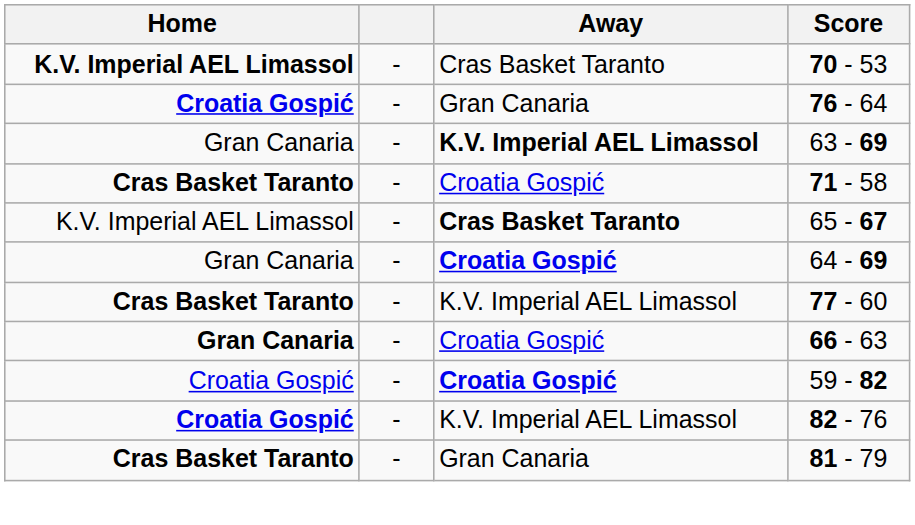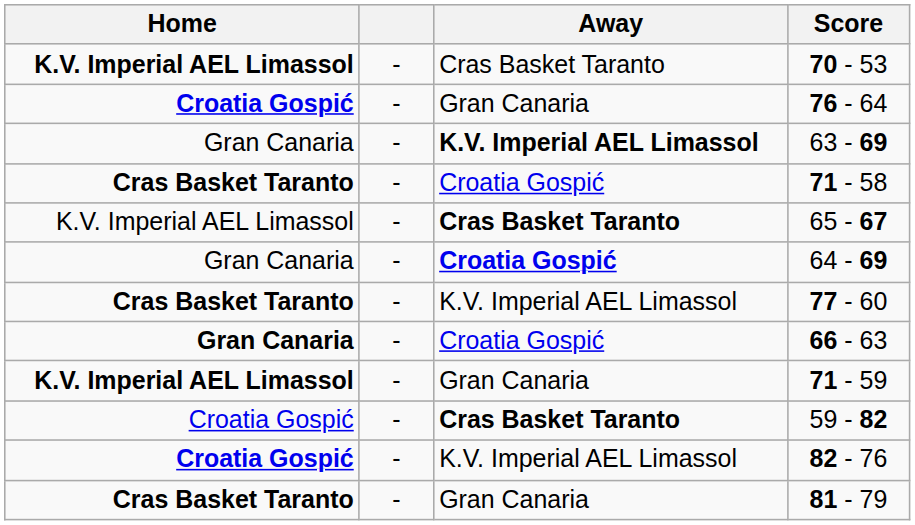+ row: (848, 380)
(528, 380) Croatia Gospić -> (560, 420) Cras Basket Taranto
